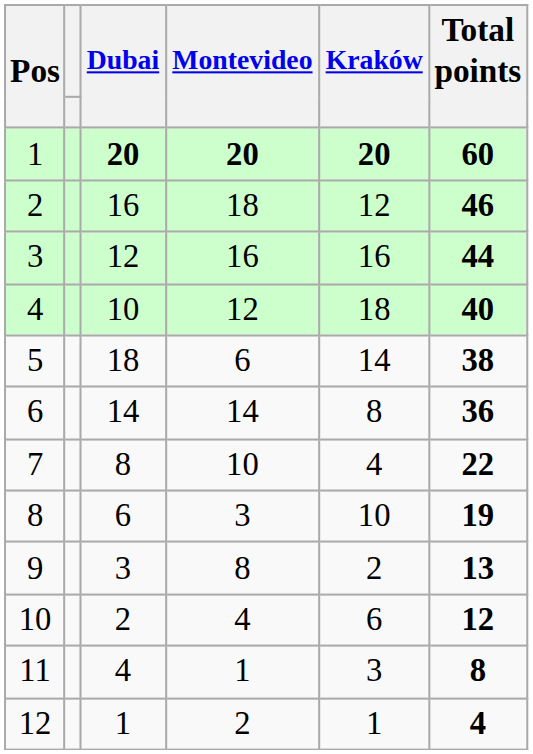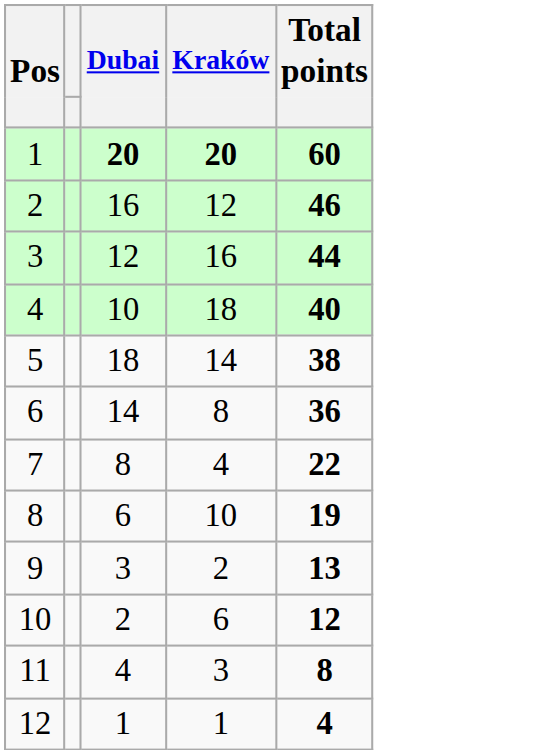- column: (242, 113)
